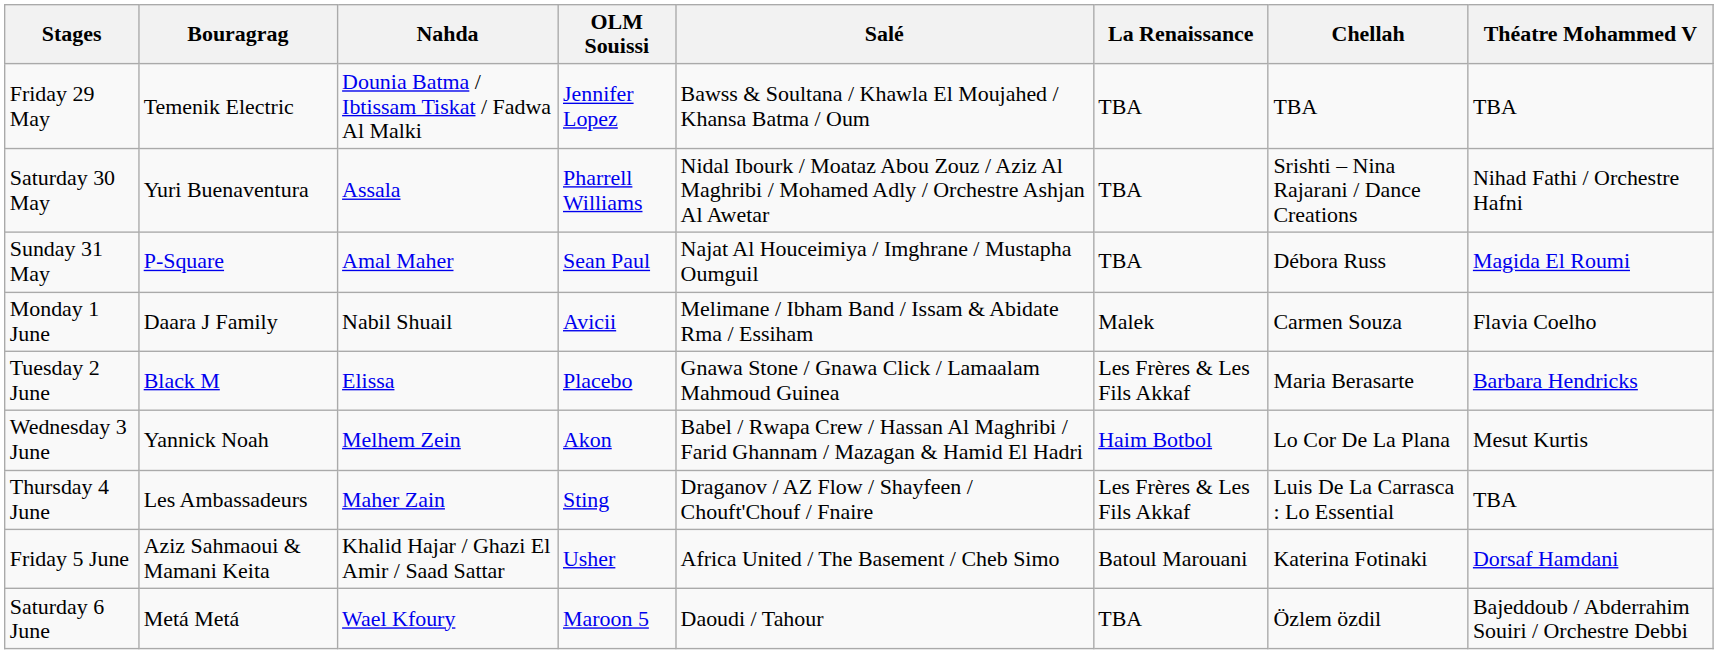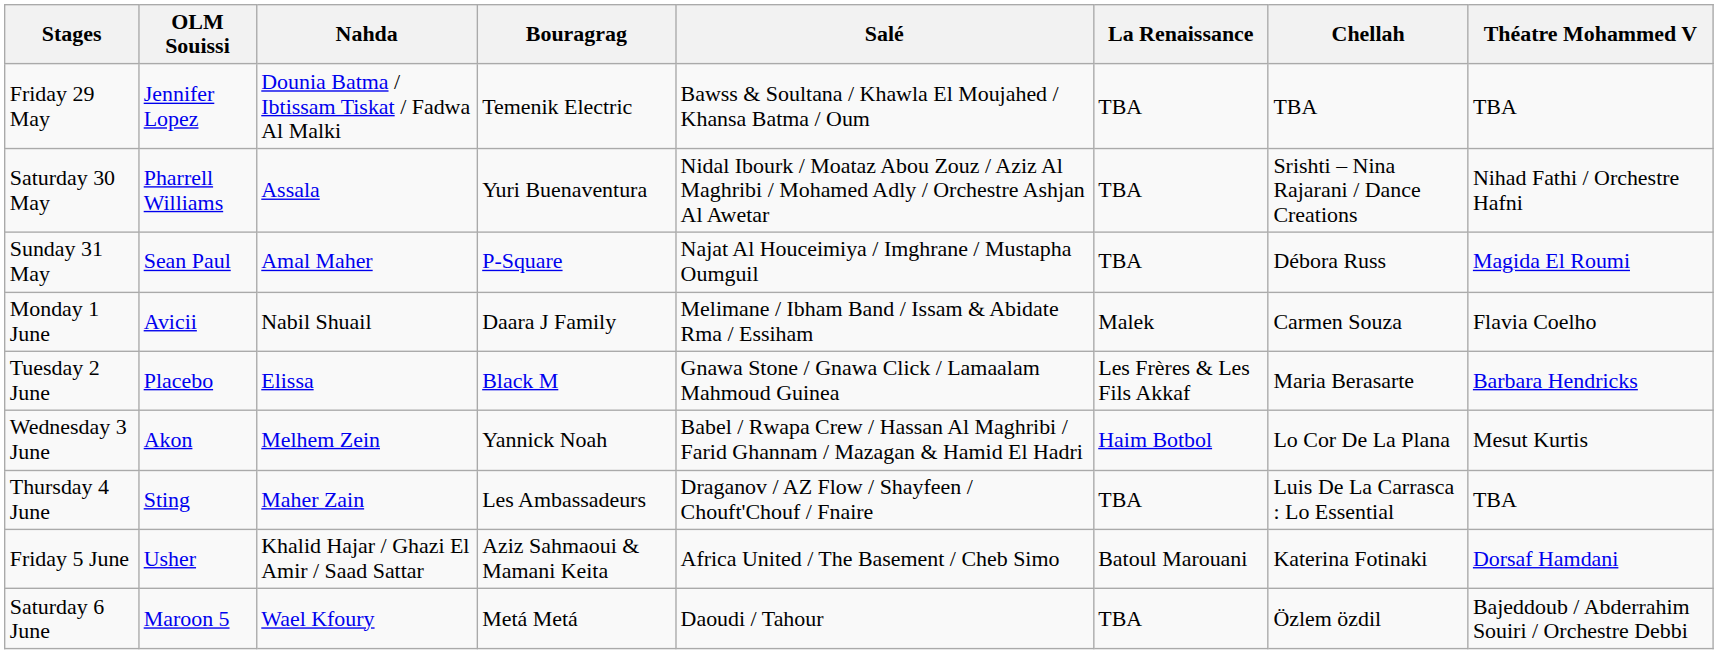columns swapped: (617, 34) <-> (238, 34)
(1174, 499) Les Frères & Les Fils Akkaf -> (1120, 499) TBA
